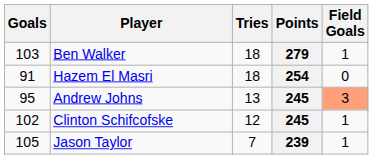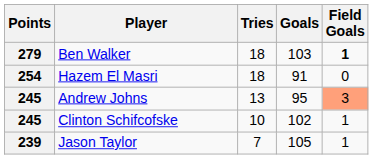columns swapped: (297, 23) <-> (27, 23)
(345, 53) normal -> (345, 53) bold
(252, 120) 12 -> (257, 120) 10
